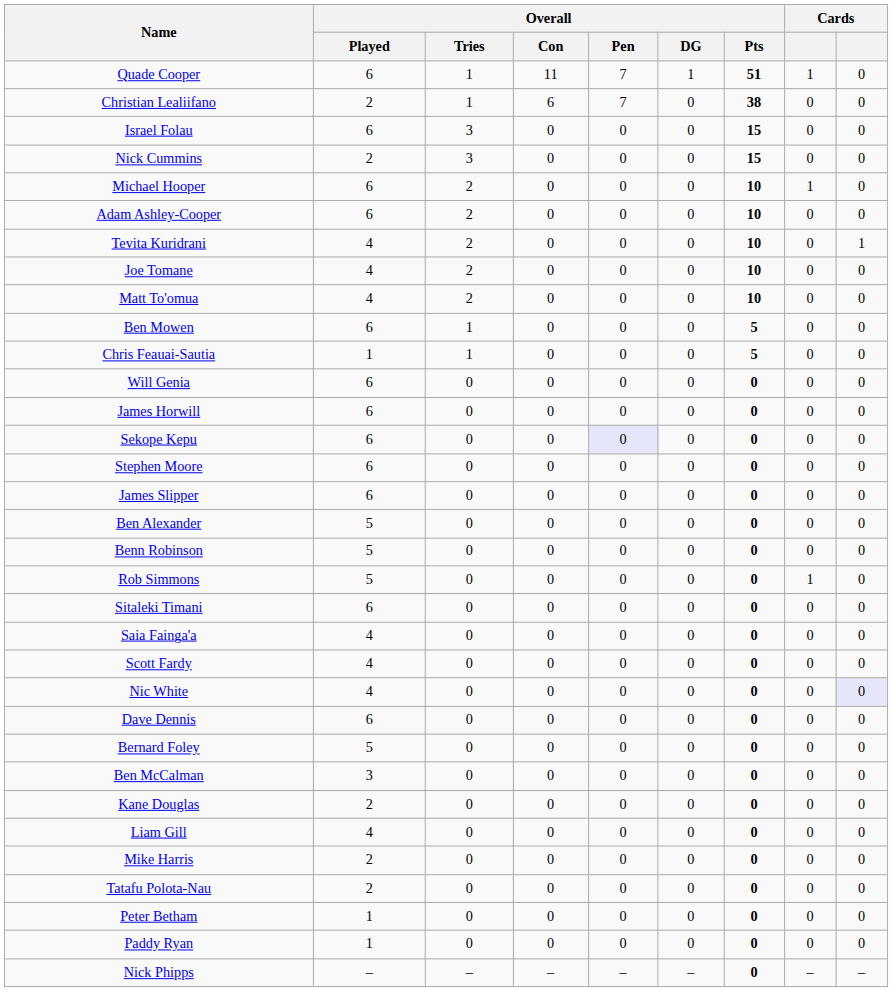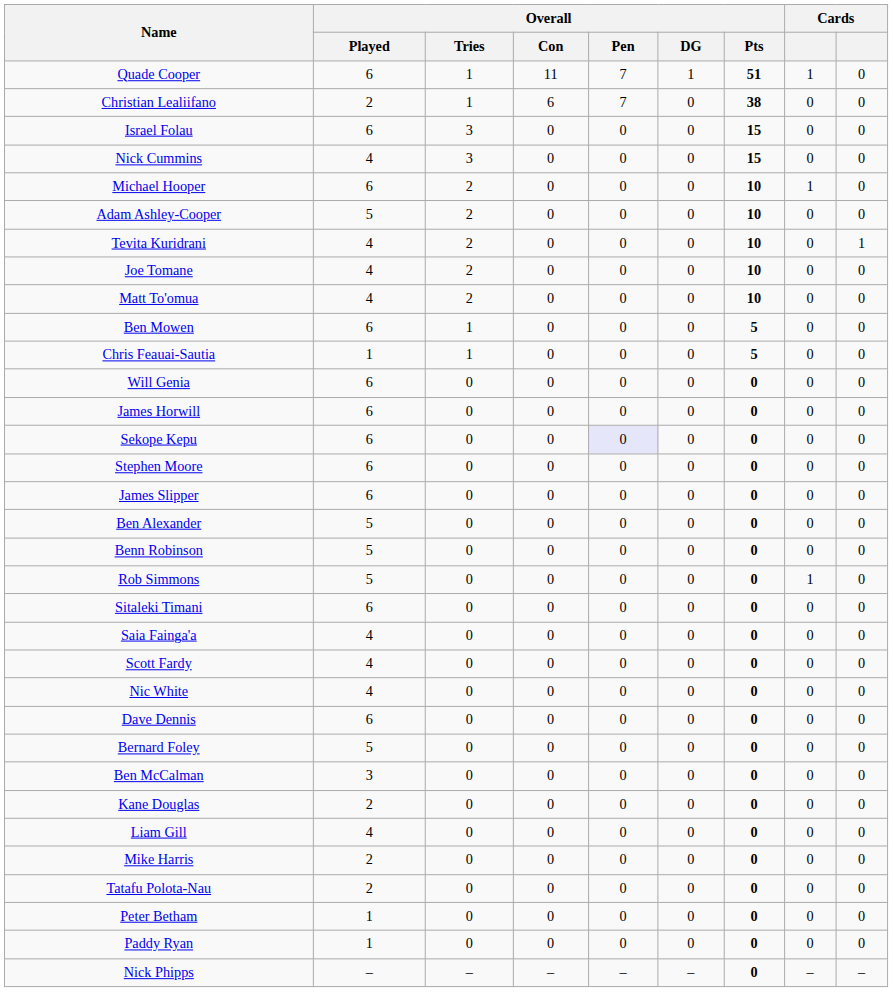(369, 158) 2 -> (369, 158) 4
(369, 215) 6 -> (369, 215) 5
(862, 692) lavender background -> (862, 692) no background
